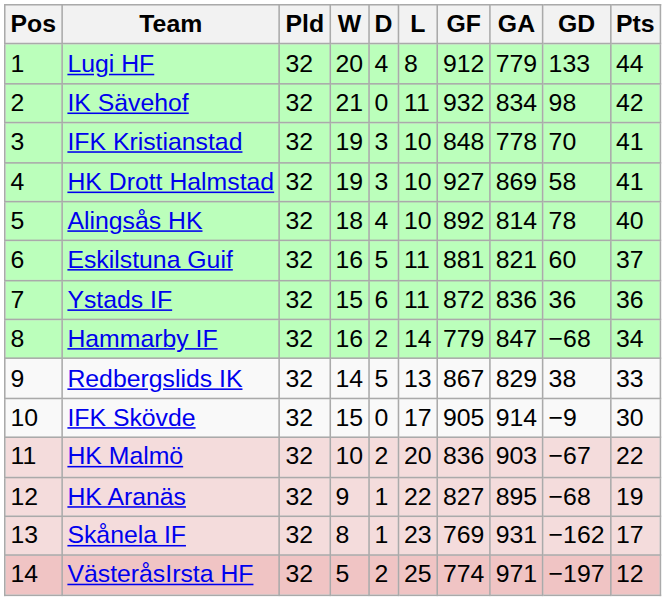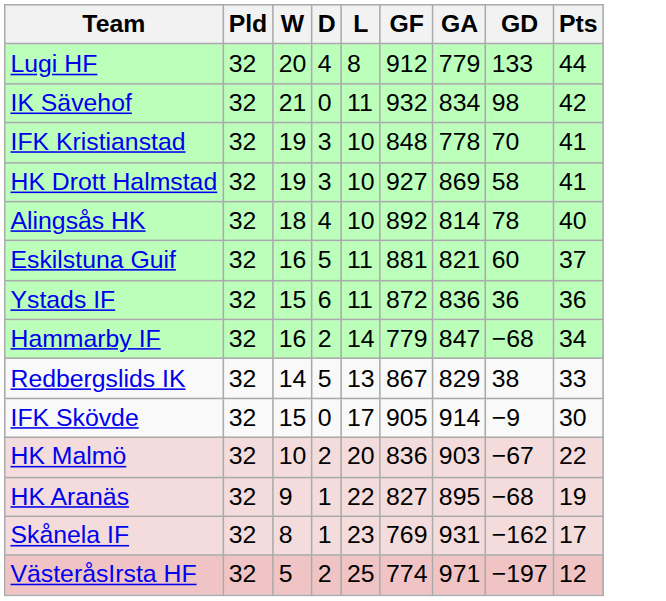- column: (33, 24)
